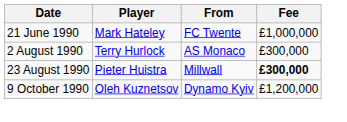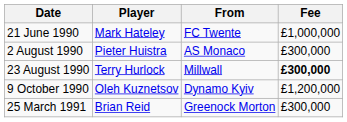(130, 51) Terry Hurlock -> (131, 51) Pieter Huistra
(131, 70) Pieter Huistra -> (130, 70) Terry Hurlock
+ row: (47, 107)
